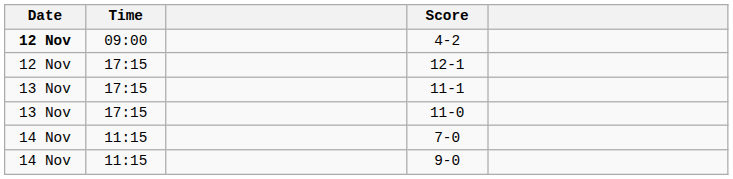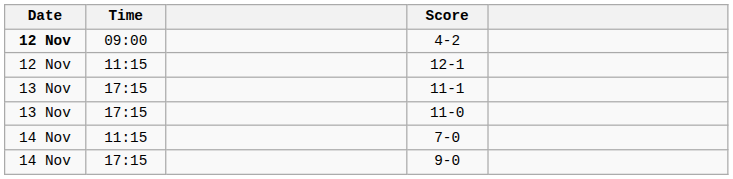(126, 65) 17:15 -> (126, 65) 11:15
(126, 161) 11:15 -> (126, 161) 17:15
